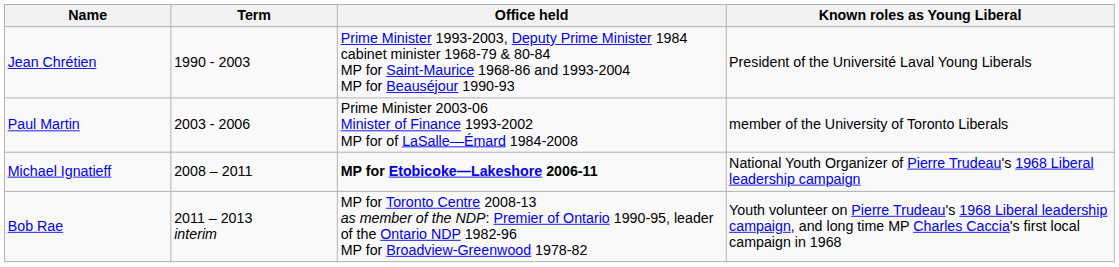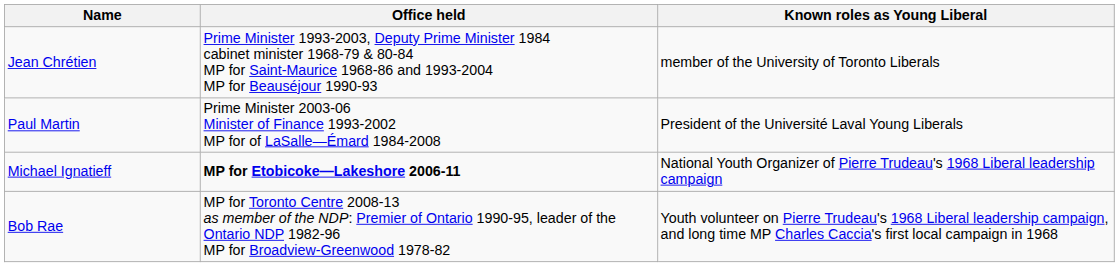- column: (254, 15)
(880, 62) President of the Université Laval Young Liberals -> (800, 62) member of the University of Toronto Liberals
(869, 125) member of the University of Toronto Liberals -> (812, 125) President of the Université Laval Young Liberals
